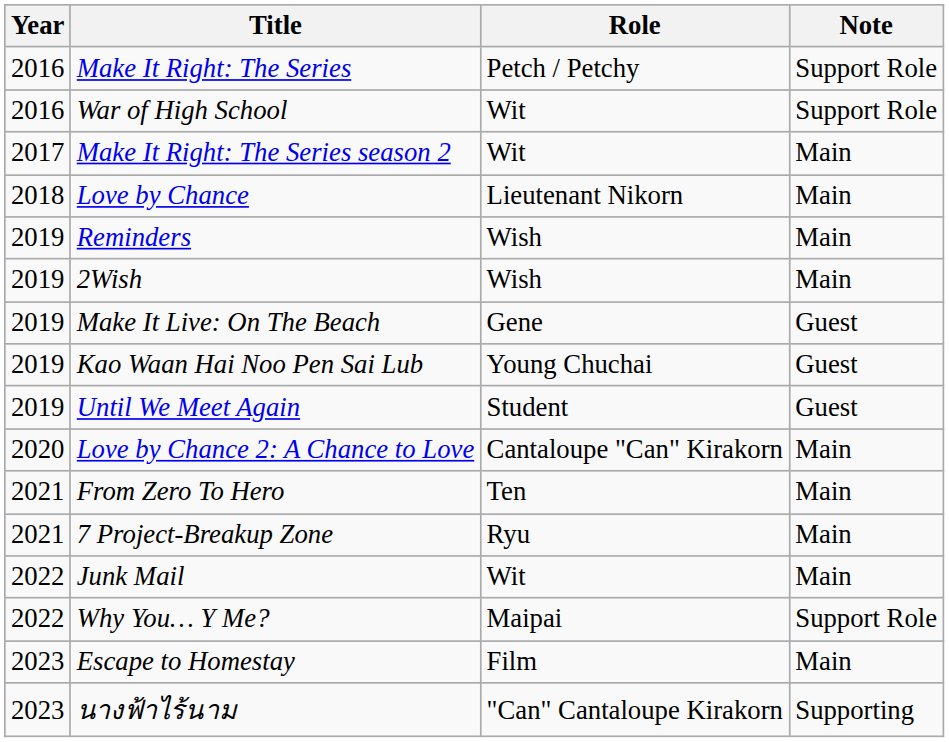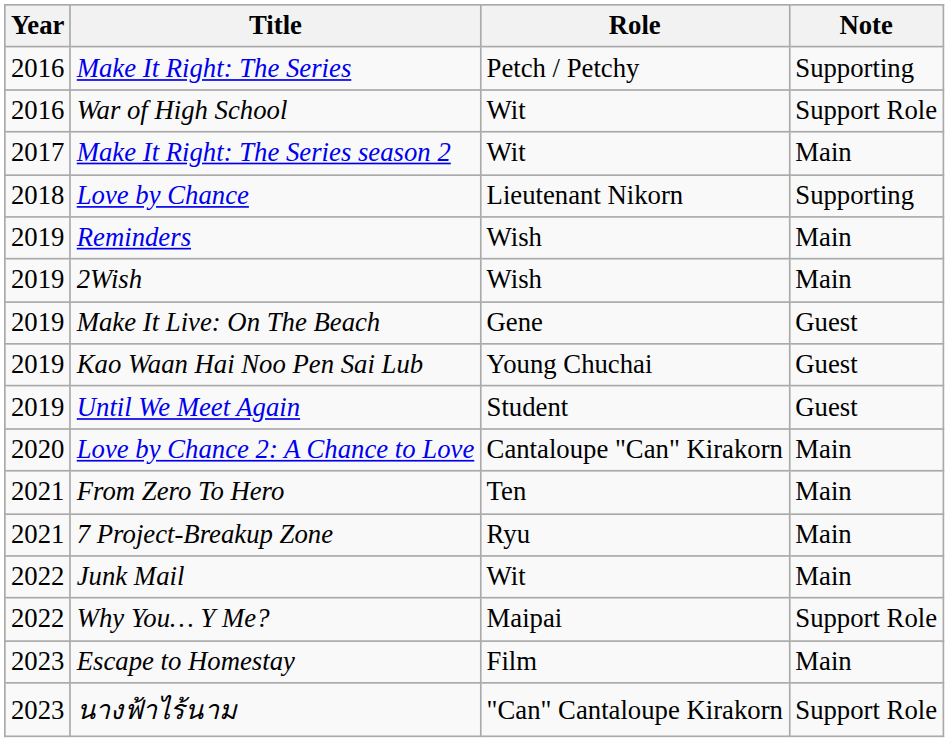(866, 68) Support Role -> (855, 68) Supporting
(823, 195) Main -> (855, 195) Supporting
(855, 709) Supporting -> (866, 709) Support Role
